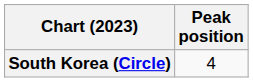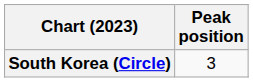(211, 63) 4 -> (211, 63) 3
